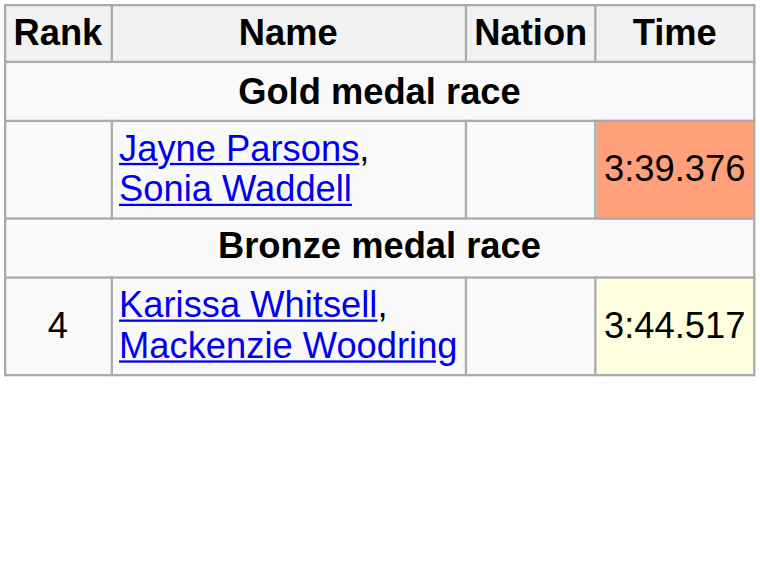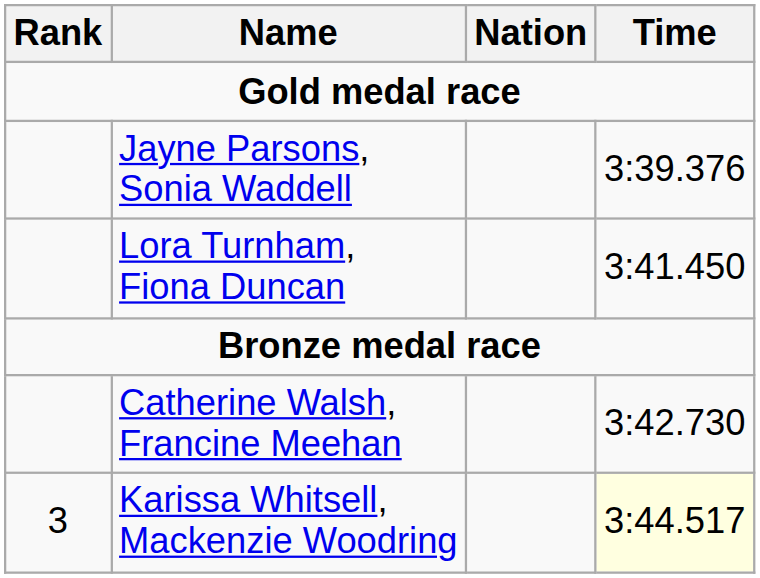(675, 168) lightsalmon background -> (675, 168) no background
+ row: (237, 267)
+ row: (260, 423)
(58, 324) 4 -> (58, 521) 3
